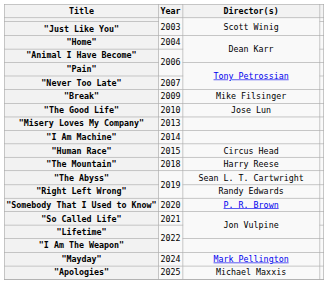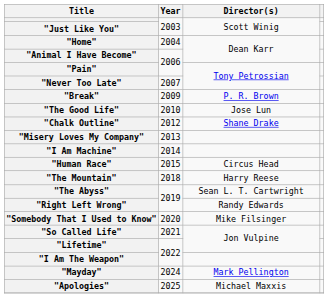(251, 96) Mike Filsinger -> (251, 96) P. R. Brown
+ row: (81, 124)
(251, 205) P. R. Brown -> (251, 218) Mike Filsinger
